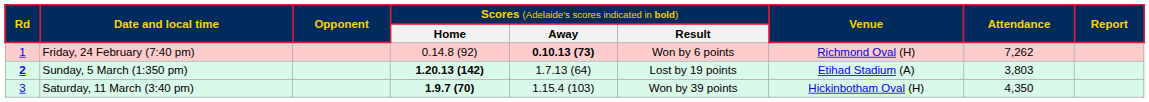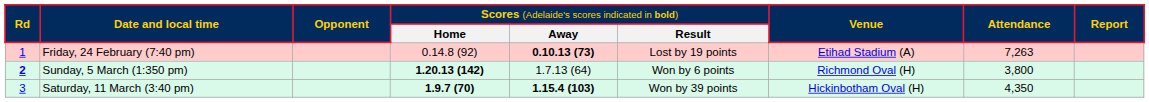(693, 52) Won by 6 points -> (693, 52) Lost by 19 points
(866, 52) Richmond Oval (H) -> (866, 52) Etihad Stadium (A)
(1019, 52) 7,262 -> (1019, 52) 7,263
(693, 70) Lost by 19 points -> (693, 70) Won by 6 points
(866, 70) Etihad Stadium (A) -> (866, 70) Richmond Oval (H)
(1019, 70) 3,803 -> (1019, 70) 3,800
(563, 89) normal -> (563, 89) bold
